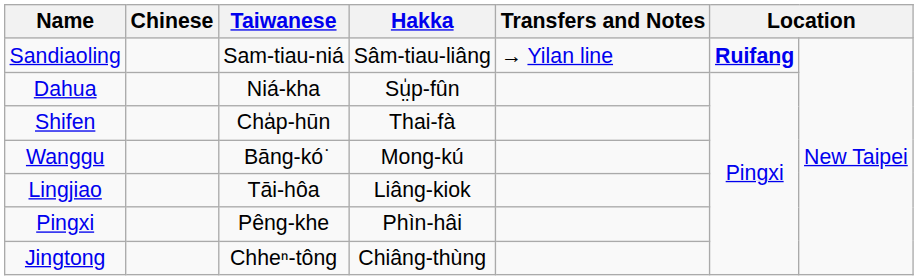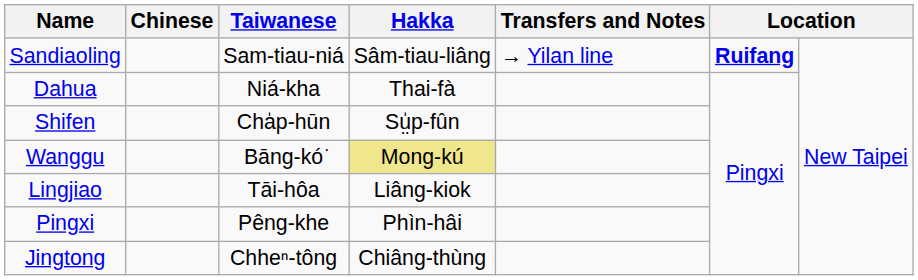(422, 88) Sṳ̍p-fûn -> (422, 88) Thai-fà
(422, 122) Thai-fà -> (422, 122) Sṳ̍p-fûn
(422, 156) no background -> (422, 156) khaki background
